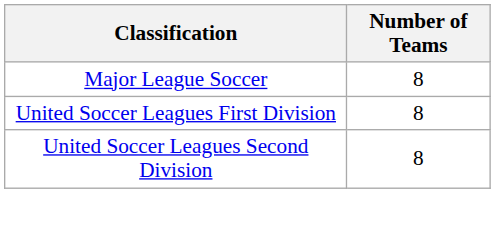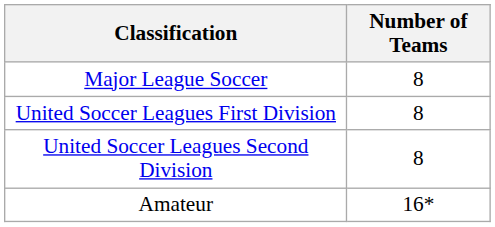+ row: (176, 204)
